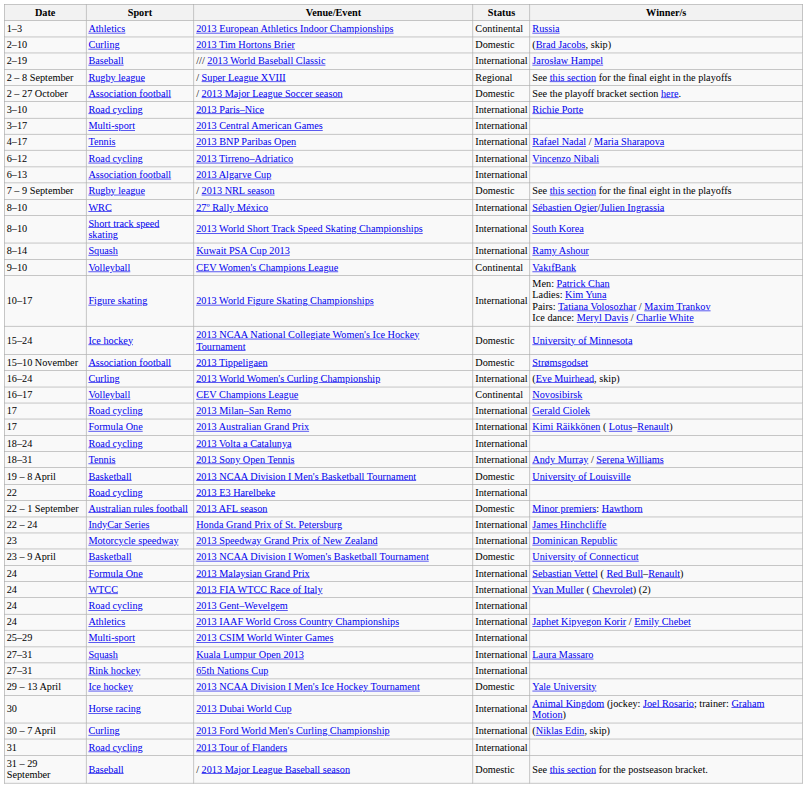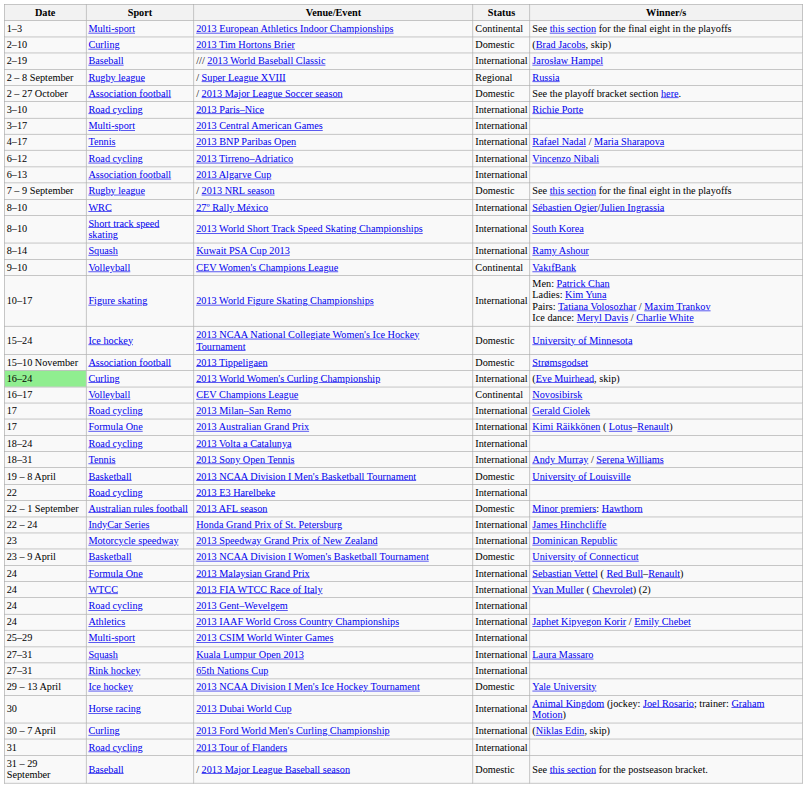(107, 28) Athletics -> (112, 28) Multi-sport
(546, 28) Russia -> (632, 28) See this section for the final eight in the playoffs
(632, 77) See this section for the final eight in the playoffs -> (546, 77) Russia
(19, 378) no background -> (19, 378) lightgreen background
